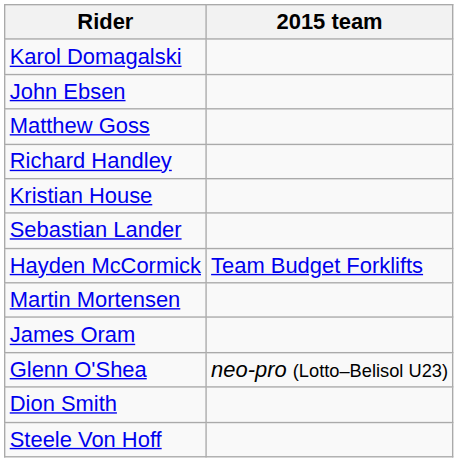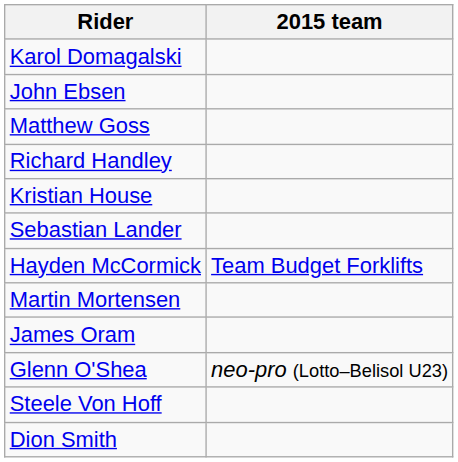rows swapped: (63, 404) <-> (86, 439)
